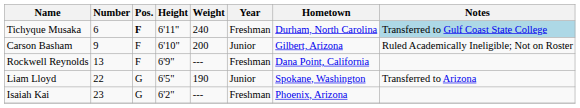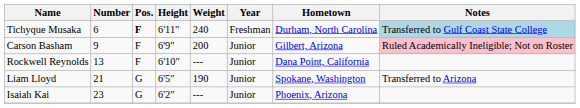(169, 45) 6'10" -> (166, 45) 6'9"
(477, 45) no background -> (477, 45) pink background
(166, 62) 6'9" -> (169, 62) 6'10"
(250, 62) Freshman -> (242, 62) Junior
(98, 78) 22 -> (98, 78) 21
(250, 95) Freshman -> (242, 95) Junior
